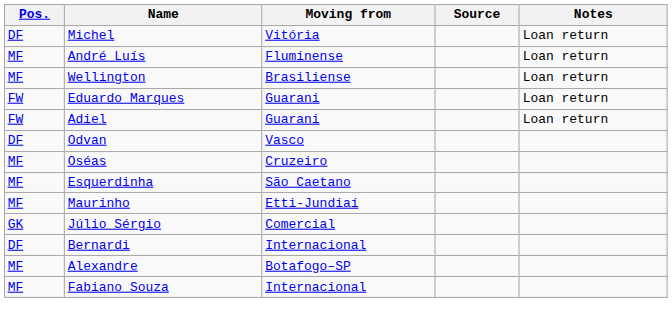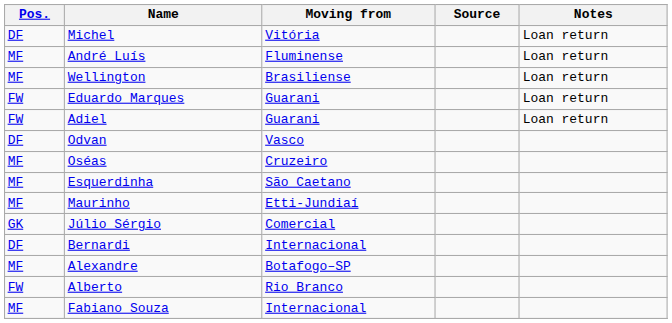+ row: (95, 287)
